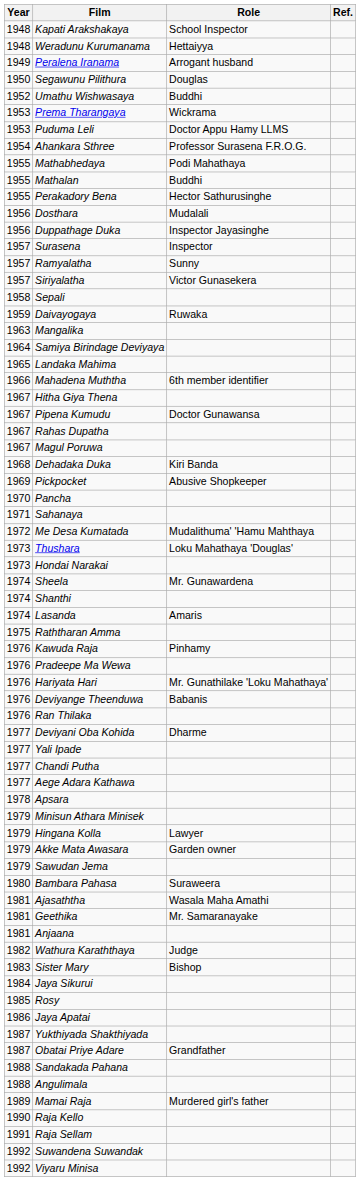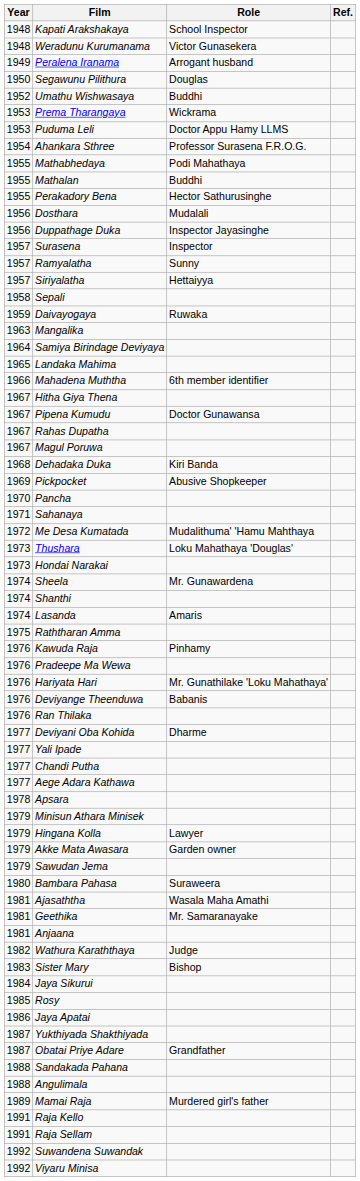(191, 46) Hettaiyya -> (213, 46) Victor Gunasekera
(213, 280) Victor Gunasekera -> (191, 280) Hettaiyya
(19, 1118) 1990 -> (19, 1118) 1991
